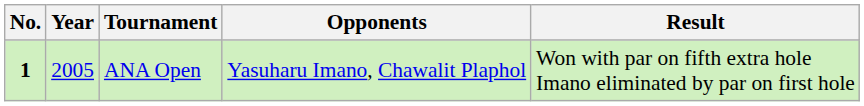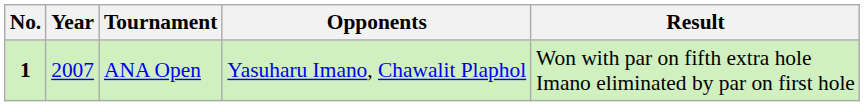(73, 70) 2005 -> (73, 70) 2007
